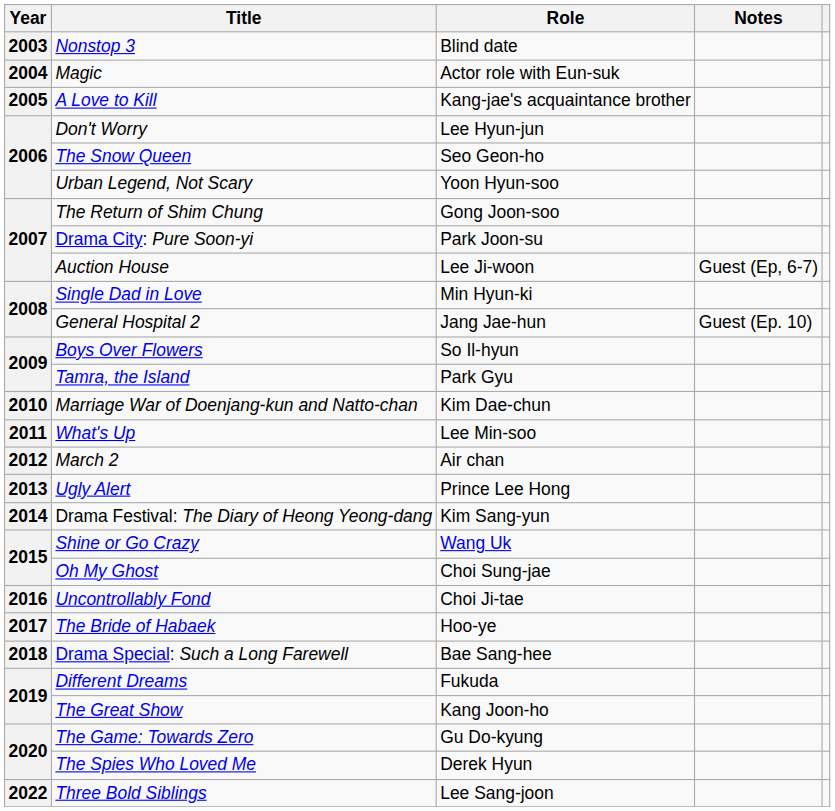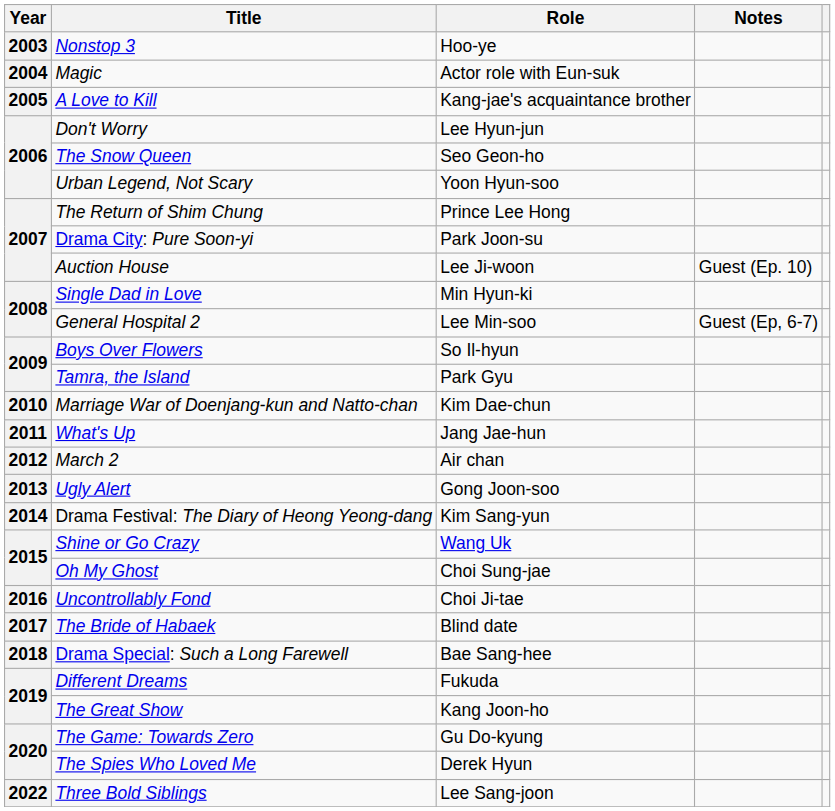(479, 45) Blind date -> (468, 45) Hoo-ye
(500, 211) Gong Joon-soo -> (505, 211) Prince Lee Hong
(758, 267) Guest (Ep, 6-7) -> (756, 267) Guest (Ep. 10)
(493, 322) Jang Jae-hun -> (488, 322) Lee Min-soo
(756, 322) Guest (Ep. 10) -> (758, 322) Guest (Ep, 6-7)
(488, 433) Lee Min-soo -> (493, 433) Jang Jae-hun
(505, 488) Prince Lee Hong -> (500, 488) Gong Joon-soo
(468, 626) Hoo-ye -> (479, 626) Blind date
